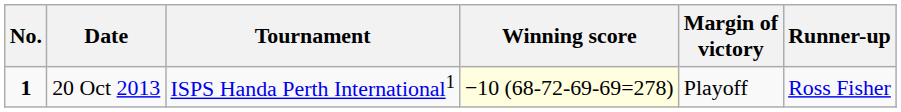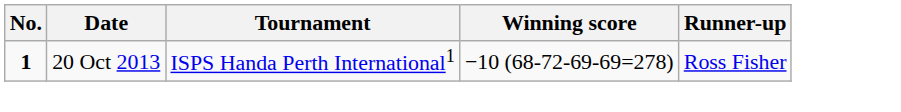- column: (731, 35)
(569, 86) lightyellow background -> (569, 61) no background
